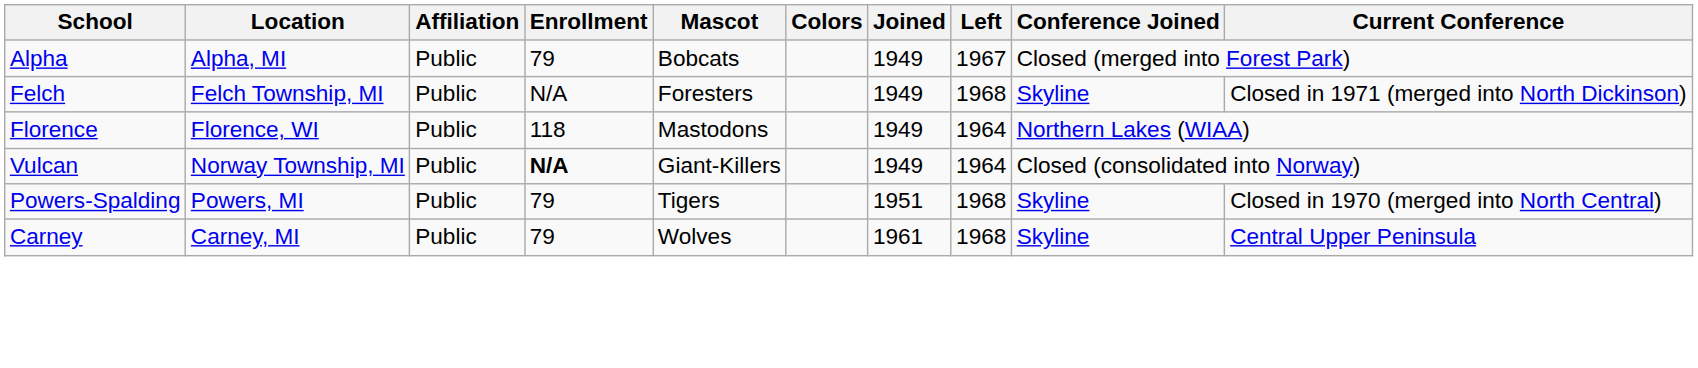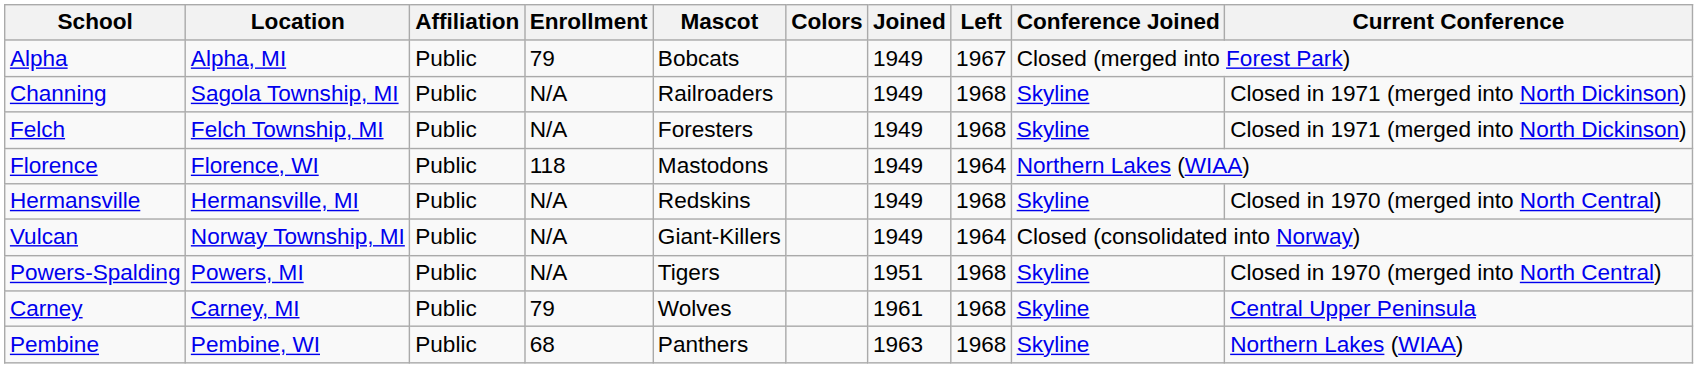+ row: (58, 93)
+ row: (75, 201)
(549, 165) bold -> (548, 237) normal
(542, 201) 79 -> (548, 272) N/A
+ row: (54, 344)
